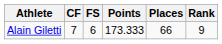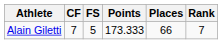(93, 30) 6 -> (93, 30) 5
(201, 30) 9 -> (201, 30) 7
